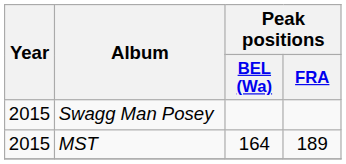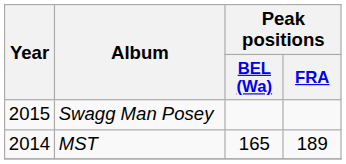(30, 143) 2015 -> (30, 143) 2014
(254, 143) 164 -> (254, 143) 165
